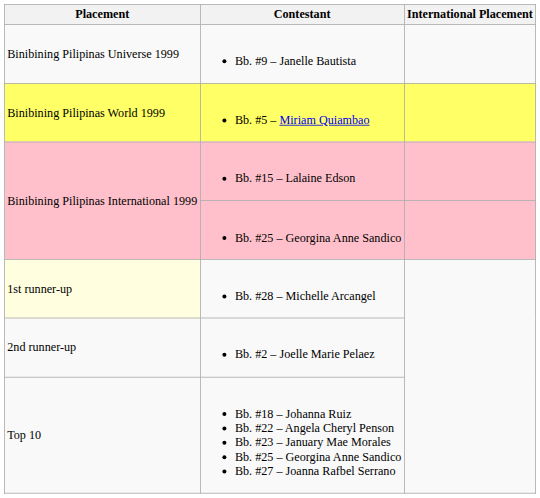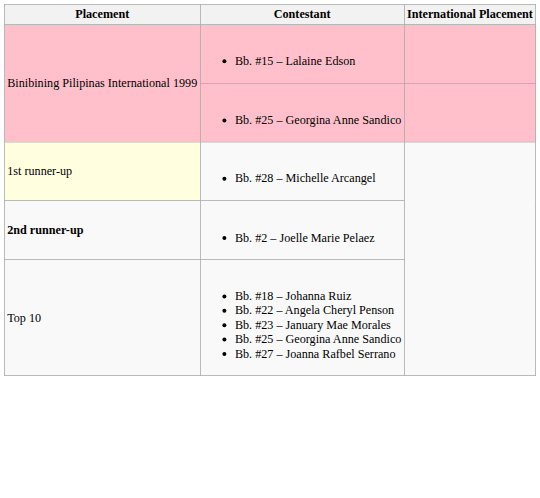- row: (302, 61)
- row: (302, 120)
(42, 347) normal -> (45, 230) bold
